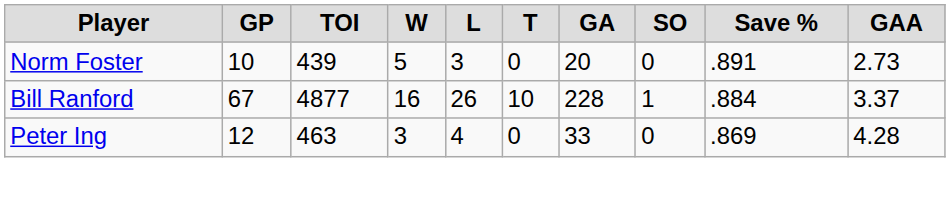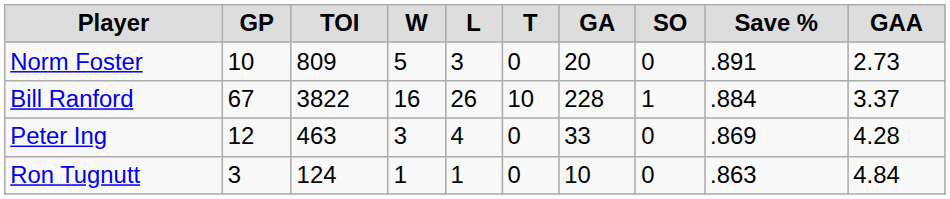(317, 61) 439 -> (317, 61) 809
(323, 99) 4877 -> (323, 99) 3822
+ row: (75, 174)
